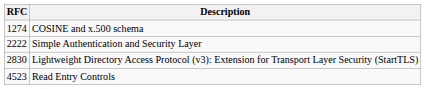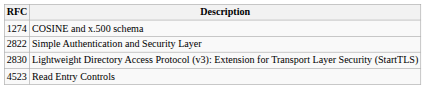(17, 44) 2222 -> (17, 44) 2822
